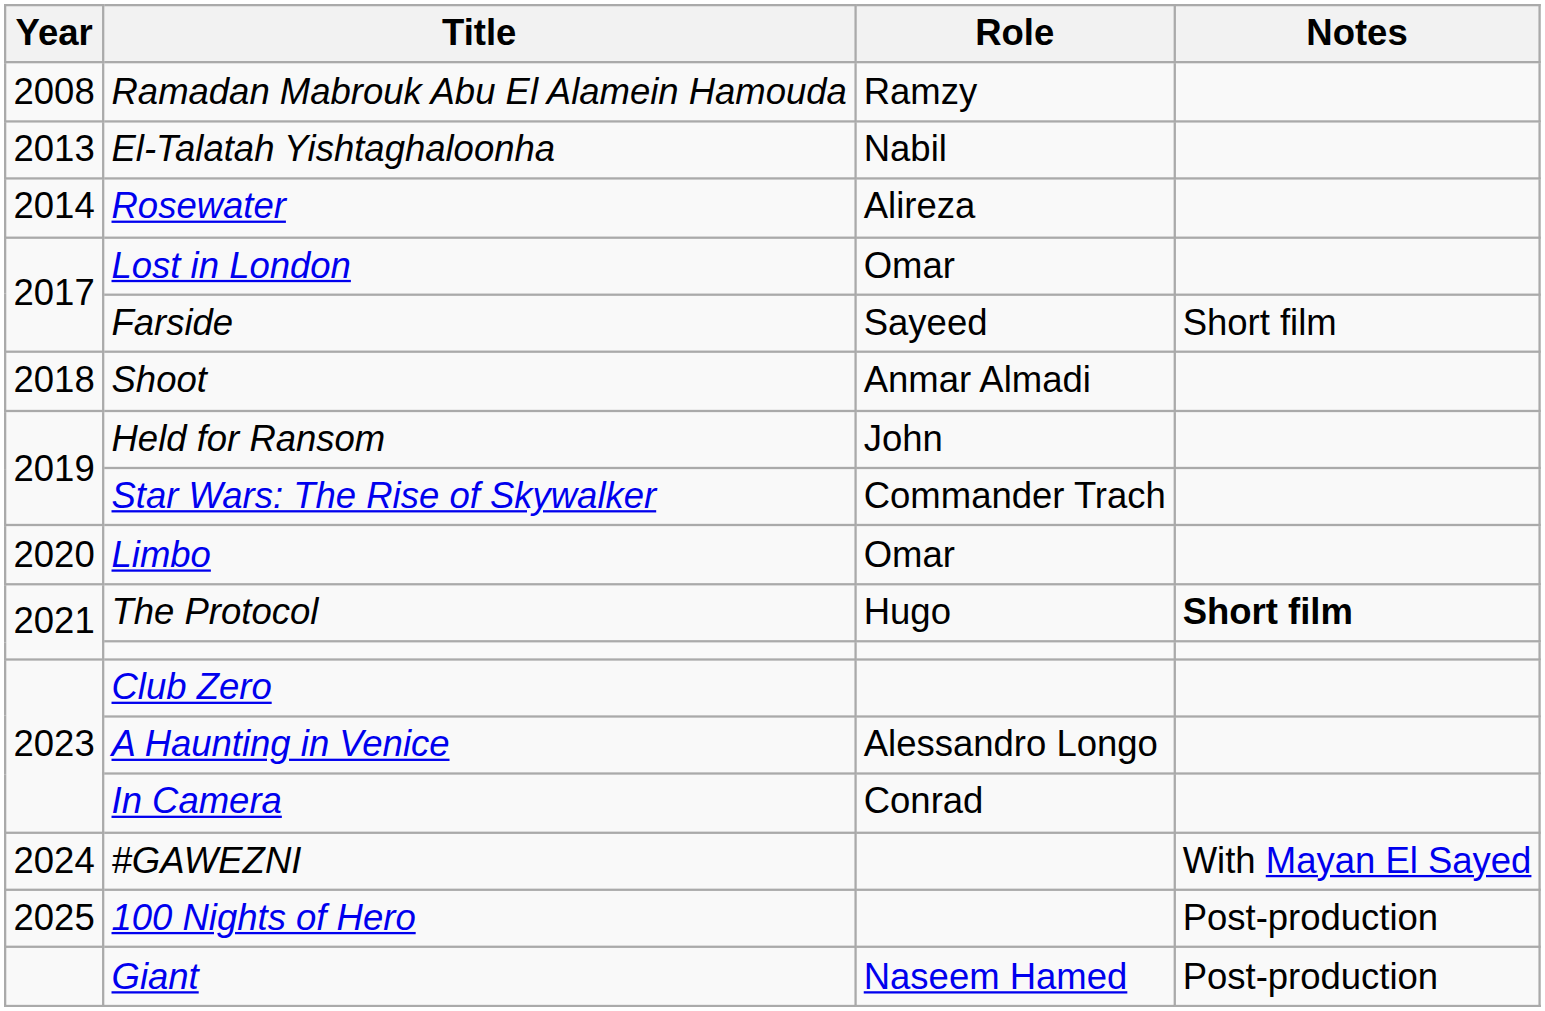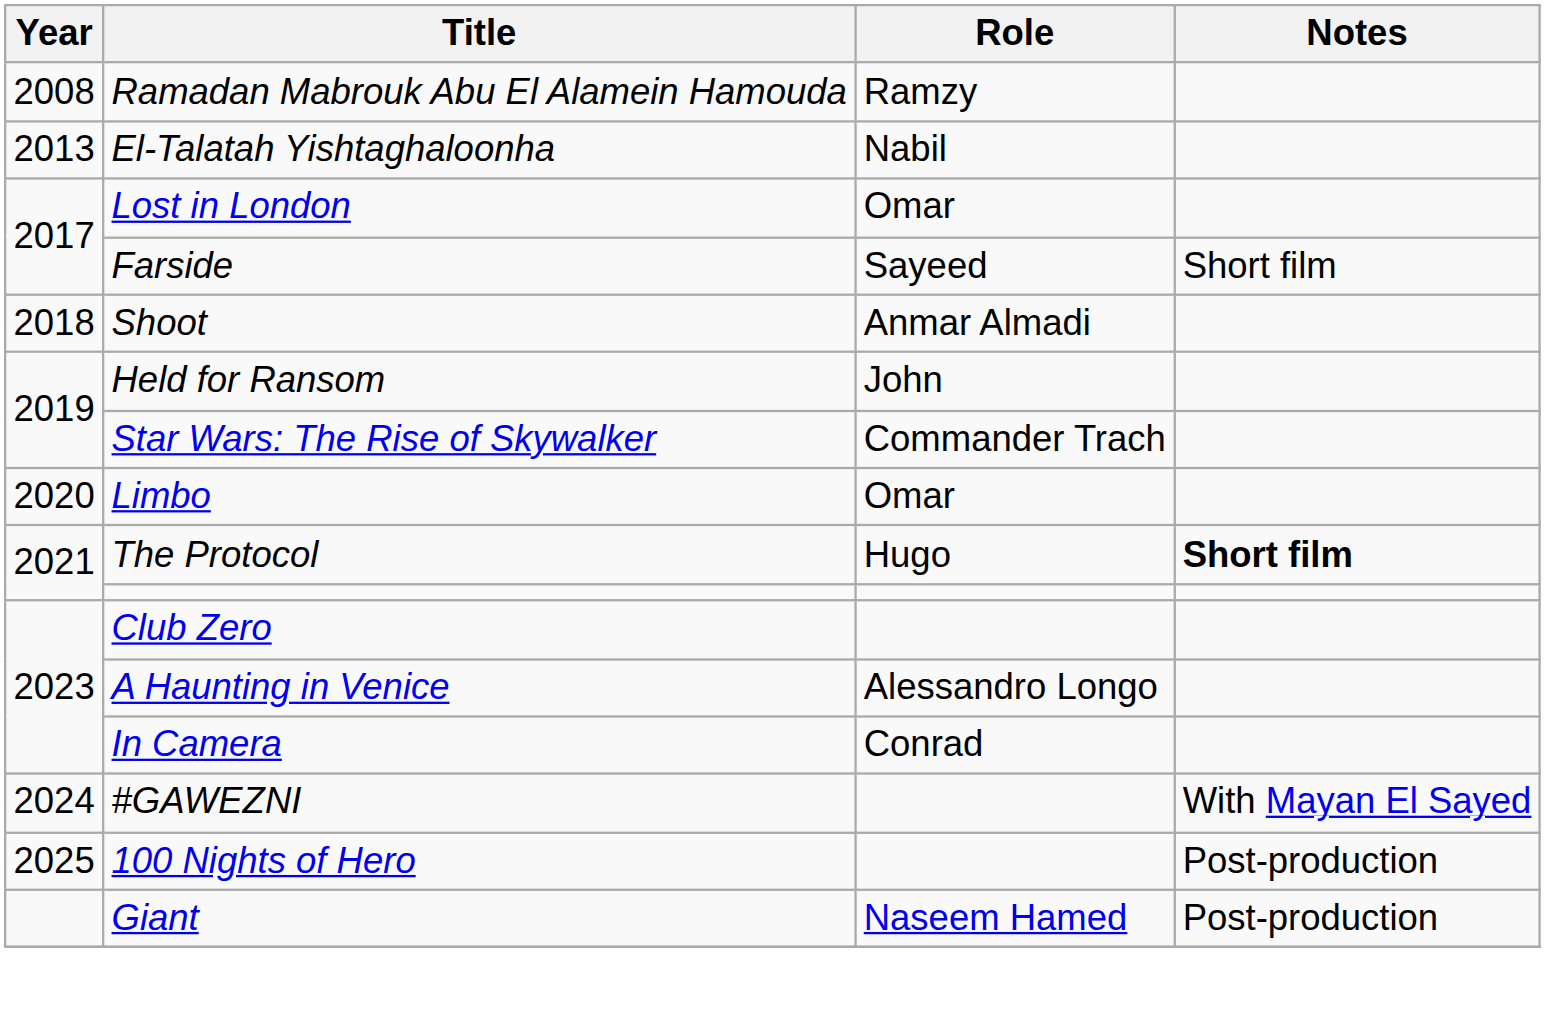- row: (199, 206)
